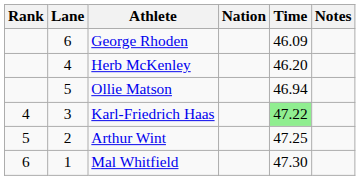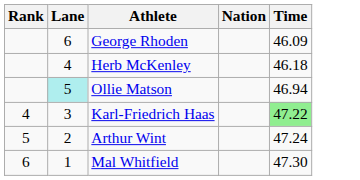- column: (333, 16)
(290, 65) 46.20 -> (290, 65) 46.18
(68, 89) no background -> (68, 89) paleturquoise background
(290, 138) 47.25 -> (290, 138) 47.24
